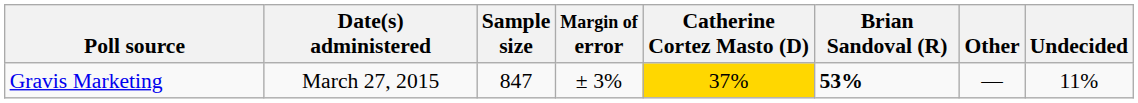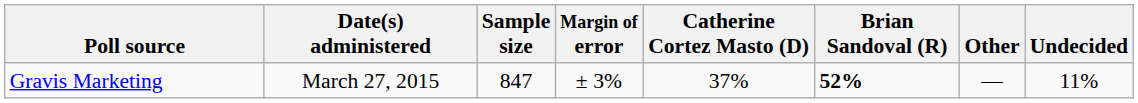(729, 80) gold background -> (729, 80) no background
(841, 80) 53% -> (841, 80) 52%
